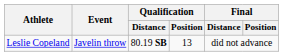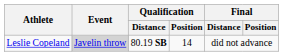(100, 43) no background -> (100, 43) lightgrey background
(187, 43) 13 -> (187, 43) 14
